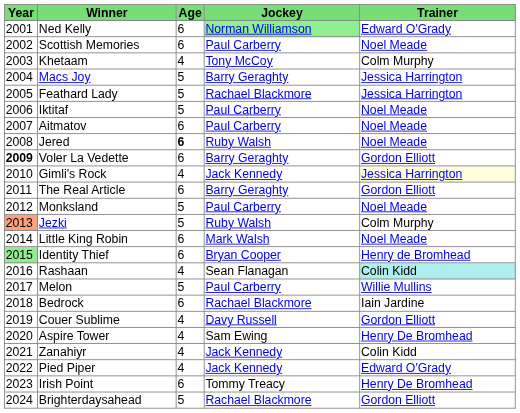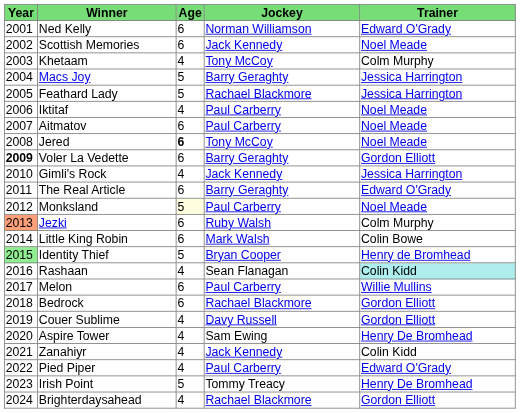(258, 29) lightgreen background -> (258, 29) no background
(243, 45) Paul Carberry -> (244, 45) Jack Kennedy
(181, 109) 5 -> (181, 109) 4
(238, 142) Ruby Walsh -> (239, 142) Tony McCoy
(412, 174) lightyellow background -> (412, 174) no background
(398, 190) Gordon Elliott -> (406, 190) Edward O'Grady
(181, 206) no background -> (181, 206) lightyellow background
(181, 222) 5 -> (181, 222) 6
(394, 239) Noel Meade -> (392, 239) Colin Bowe
(181, 255) 6 -> (181, 255) 5
(181, 287) 5 -> (181, 287) 6
(393, 303) Iain Jardine -> (398, 303) Gordon Elliott
(244, 368) Jack Kennedy -> (243, 368) Paul Carberry
(181, 384) 6 -> (181, 384) 5
(181, 400) 5 -> (181, 400) 4
